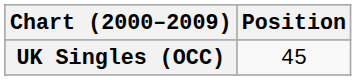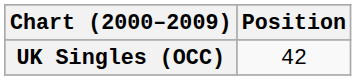(294, 58) 45 -> (294, 58) 42
